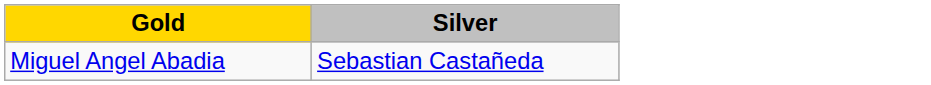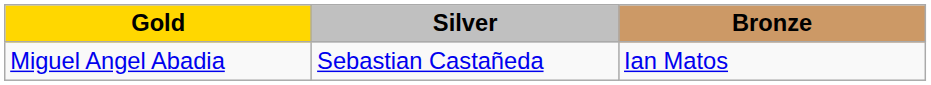+ column: (772, 23)
